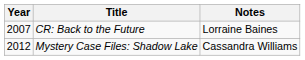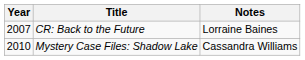(19, 47) 2012 -> (19, 47) 2010
